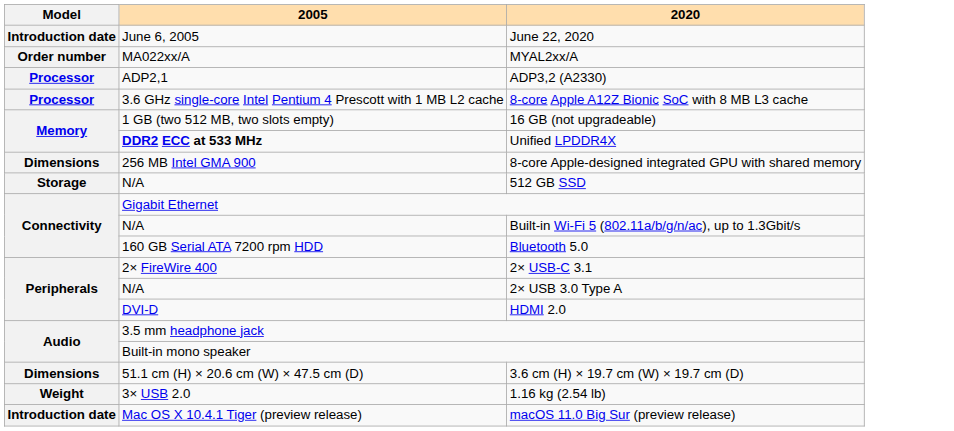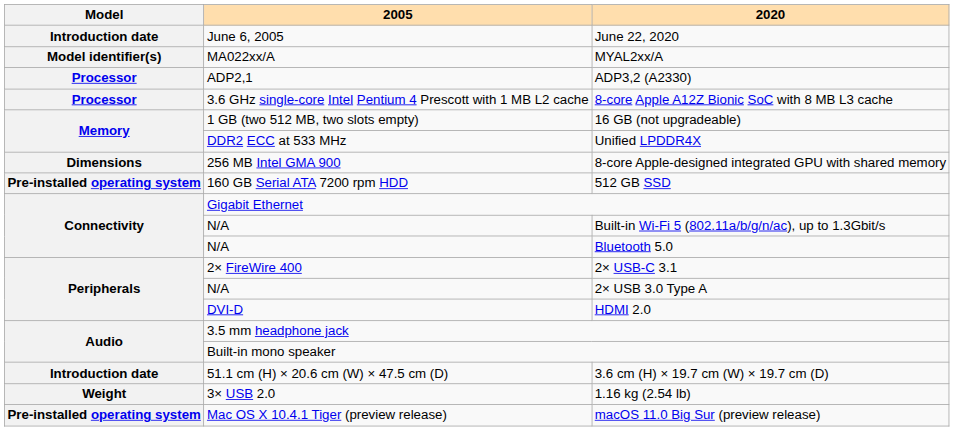(62, 57) Order number -> (104, 57) Model identifier(s)
(192, 141) bold -> (277, 141) normal
(62, 183) Storage -> (104, 183) Pre-installed operating system
(133, 183) N/A -> (307, 183) 160 GB Serial ATA 7200 rpm HDD
(223, 246) 160 GB Serial ATA 7200 rpm HDD -> (218, 246) N/A
(62, 373) Dimensions -> (104, 373) Introduction date
(62, 415) Introduction date -> (104, 415) Pre-installed operating system
